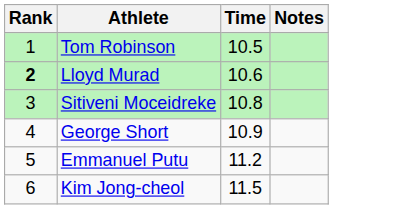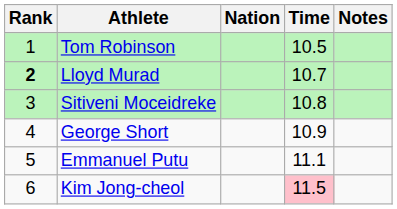+ column: (252, 18)
(245, 75) 10.6 -> (309, 75) 10.7
(245, 160) 11.2 -> (309, 160) 11.1
(245, 189) no background -> (309, 189) pink background
